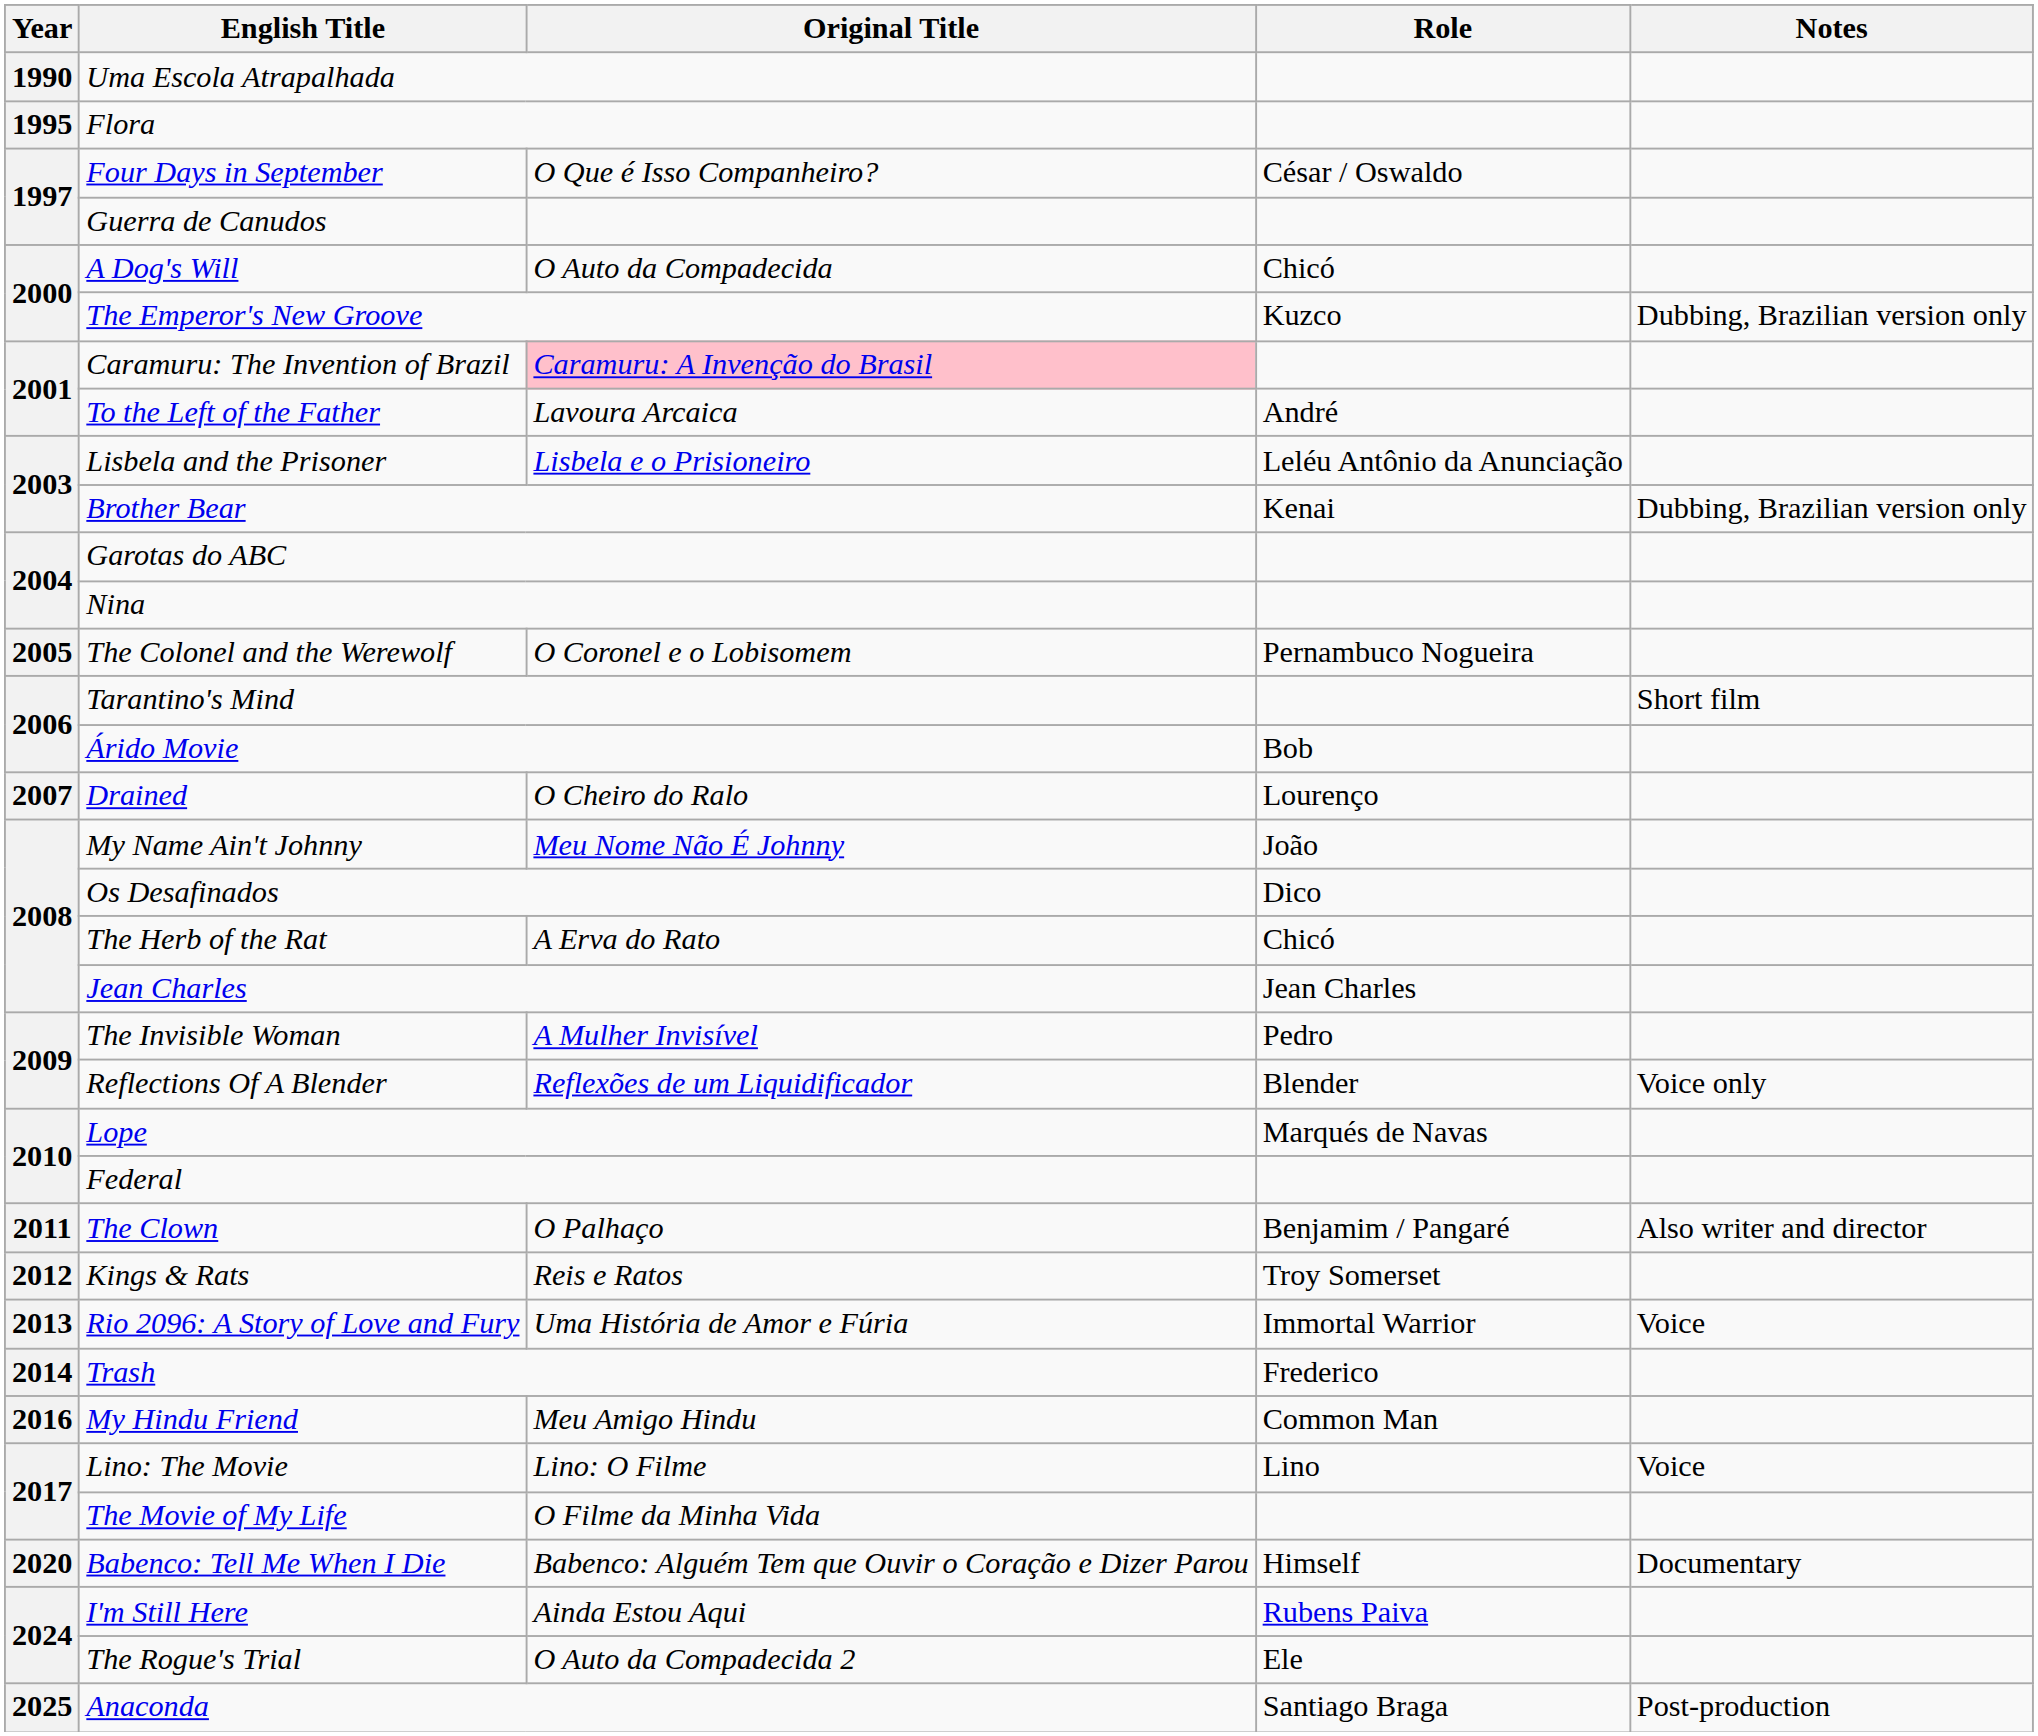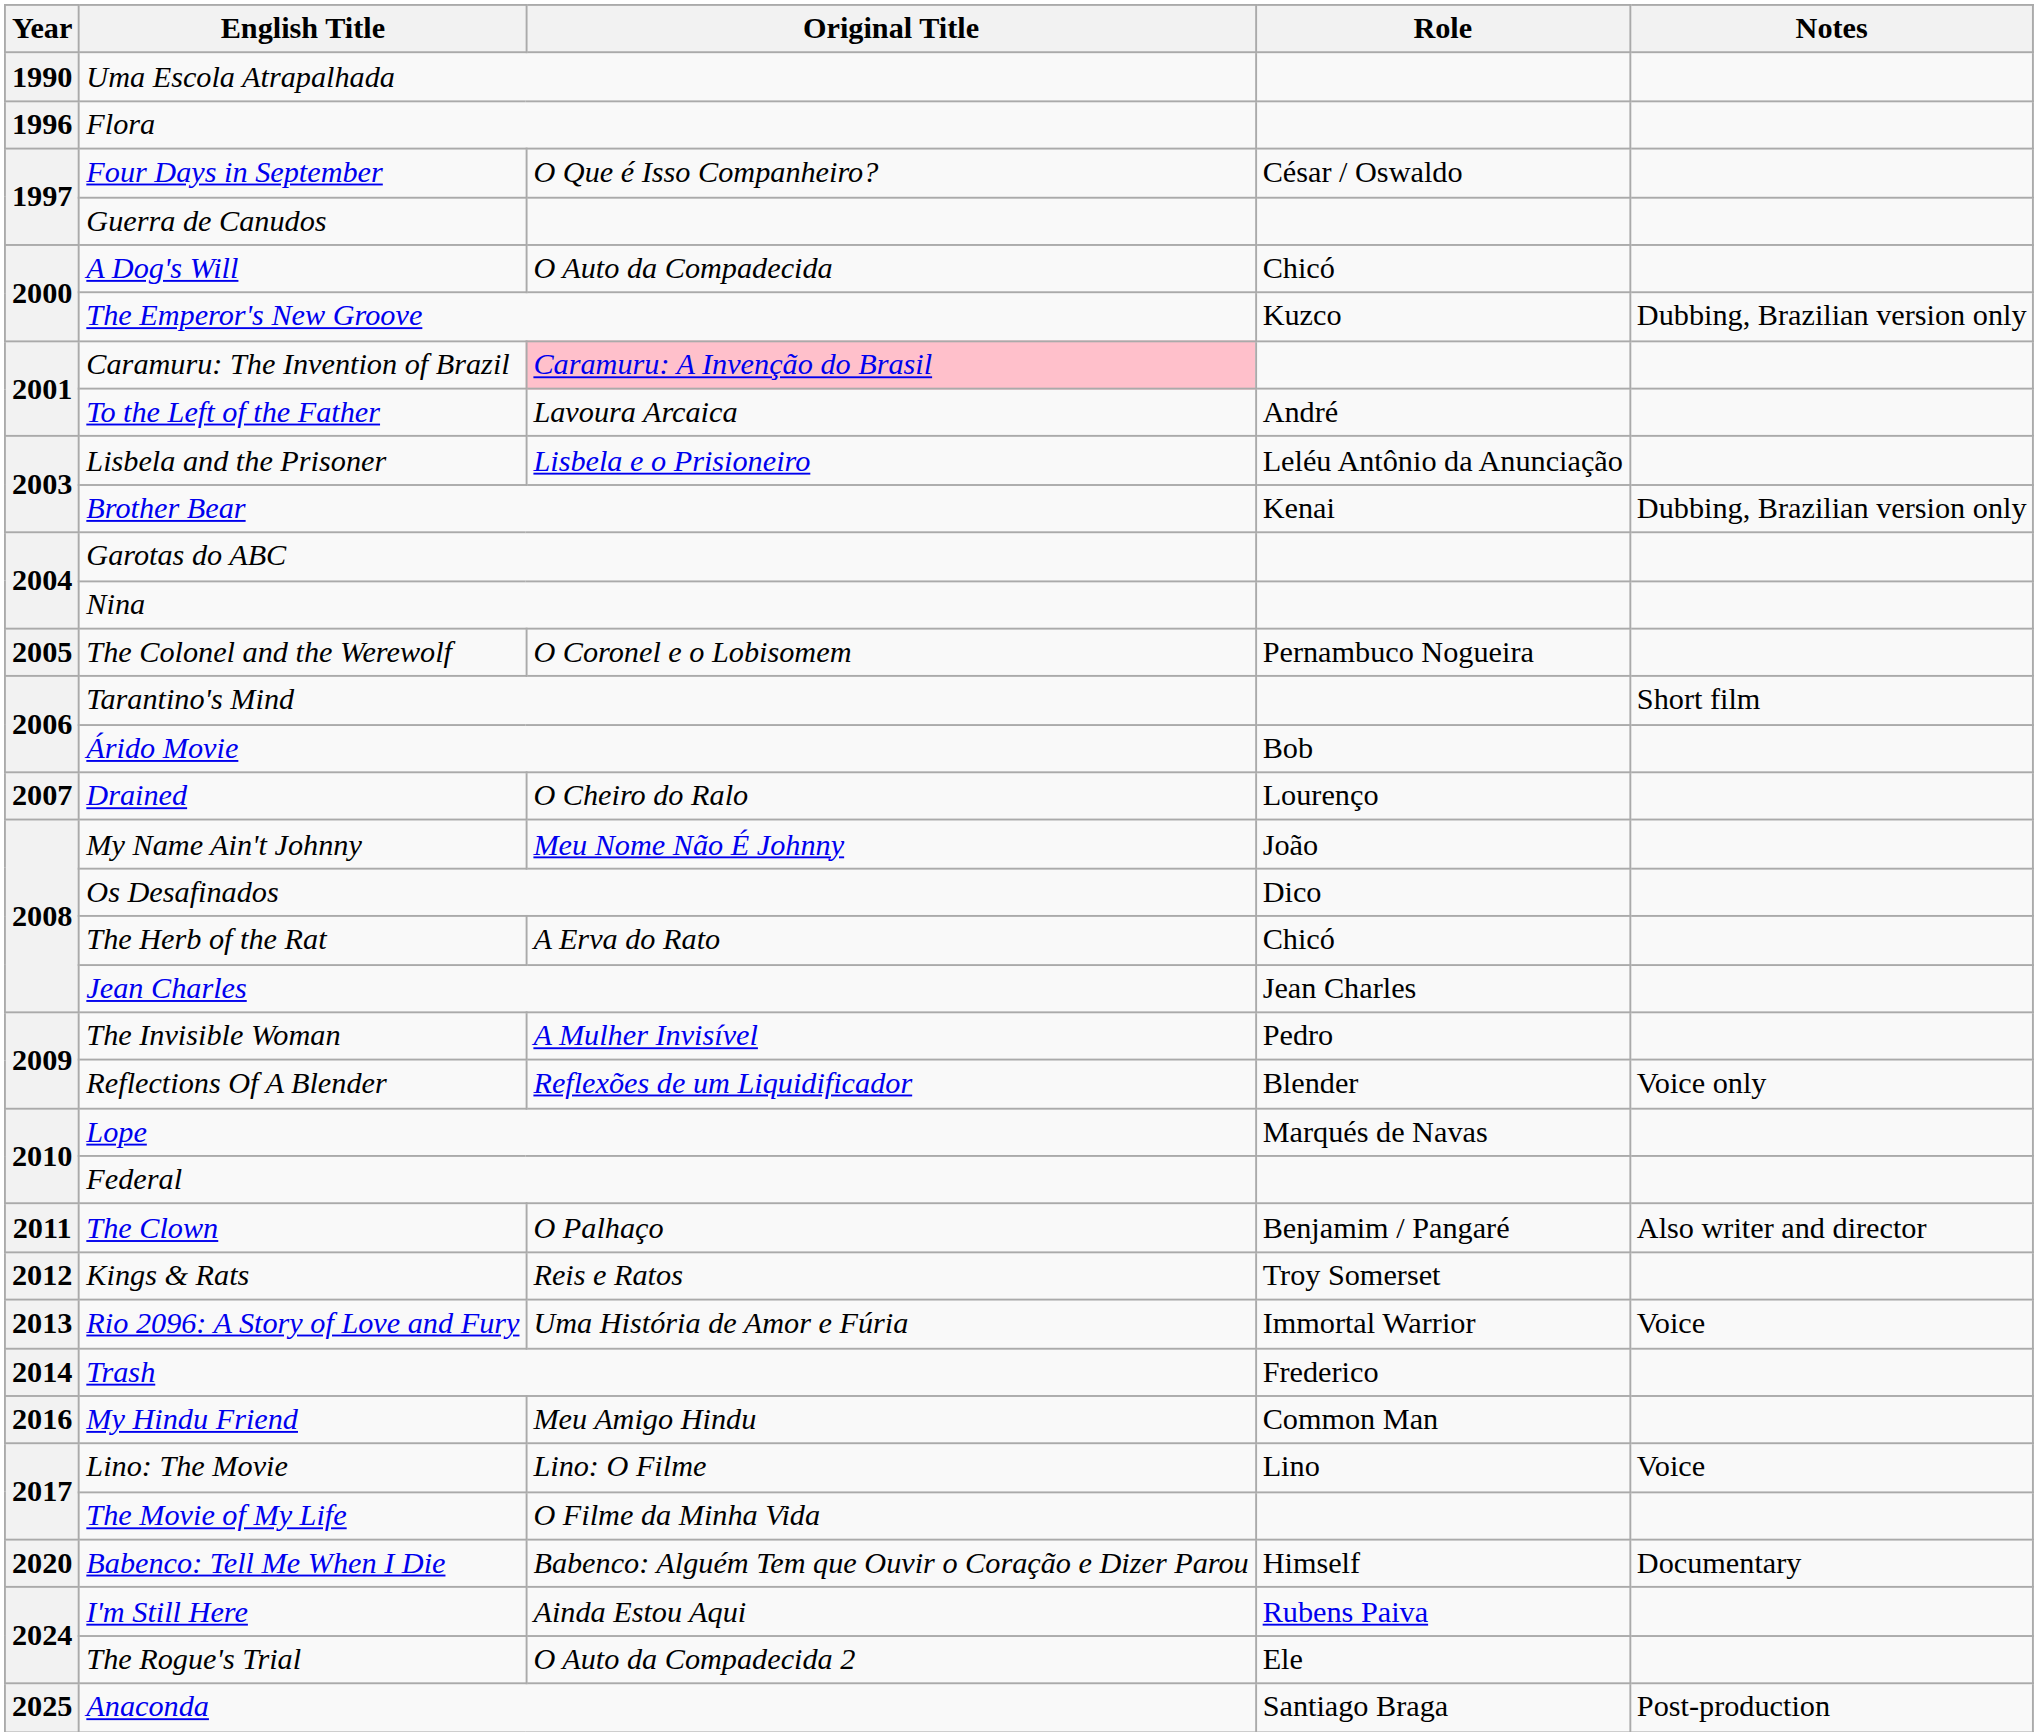(42, 124) 1995 -> (42, 124) 1996
